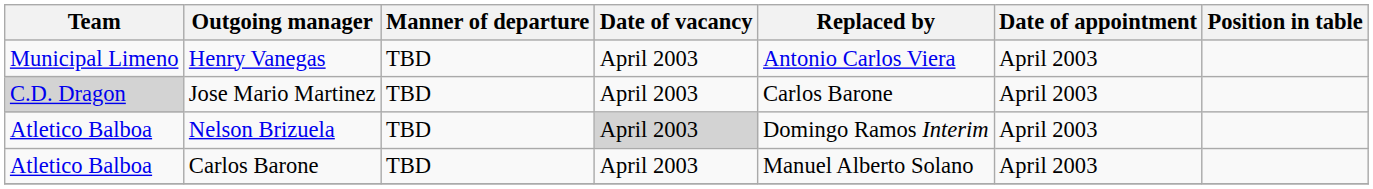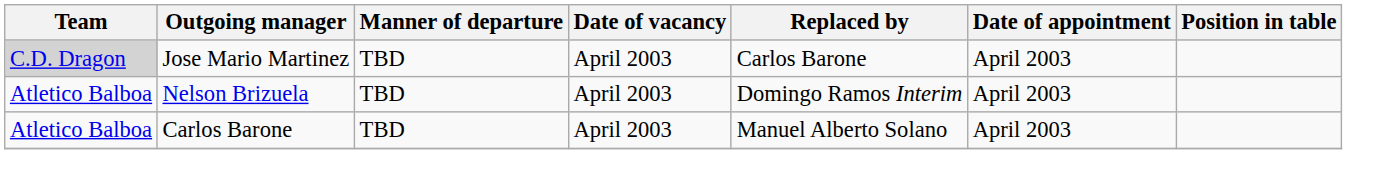- row: (257, 58)
(649, 129) lightgrey background -> (623, 93) no background
